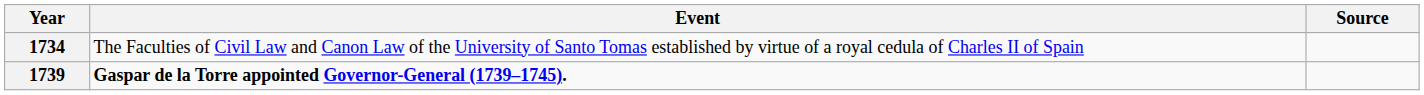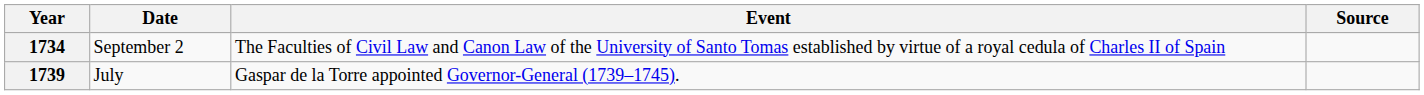+ column: (160, 18)
(330, 75) bold -> (457, 75) normal
